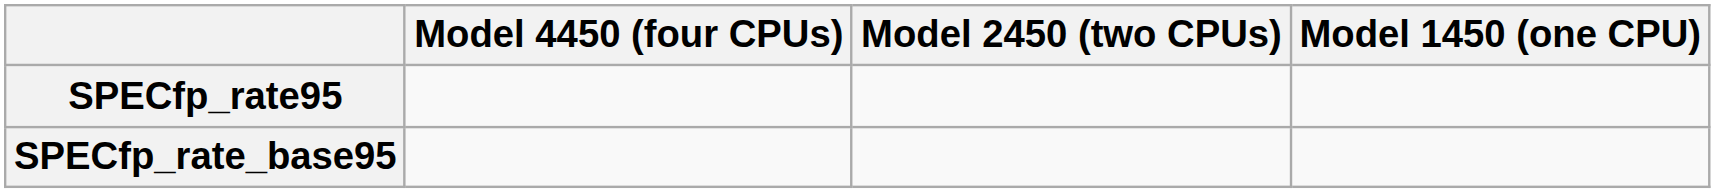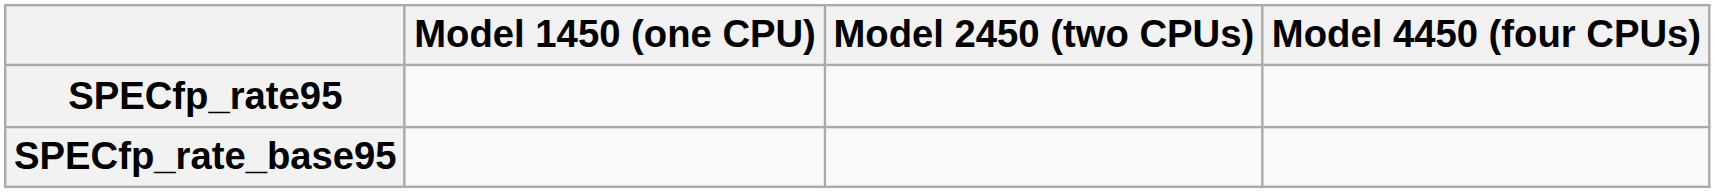columns swapped: (1500, 34) <-> (629, 34)
